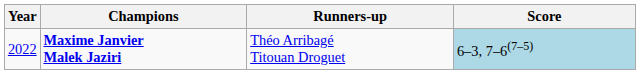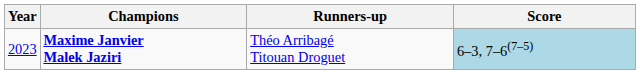(22, 49) 2022 -> (22, 49) 2023
